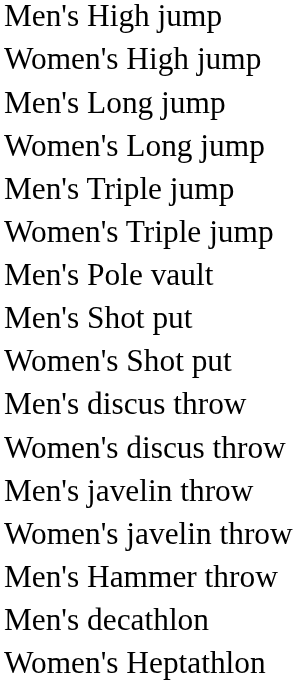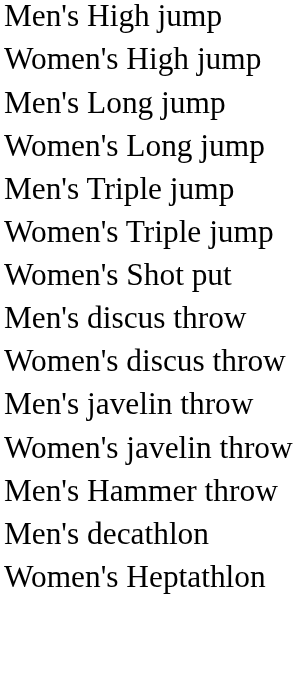- row: (109, 274)
- row: (98, 317)
